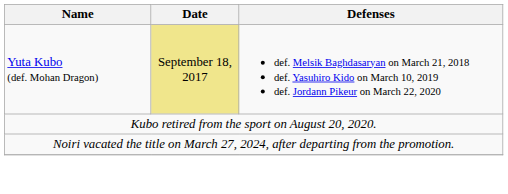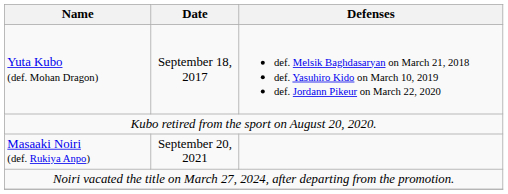(195, 69) khaki background -> (195, 69) no background
+ row: (49, 151)
